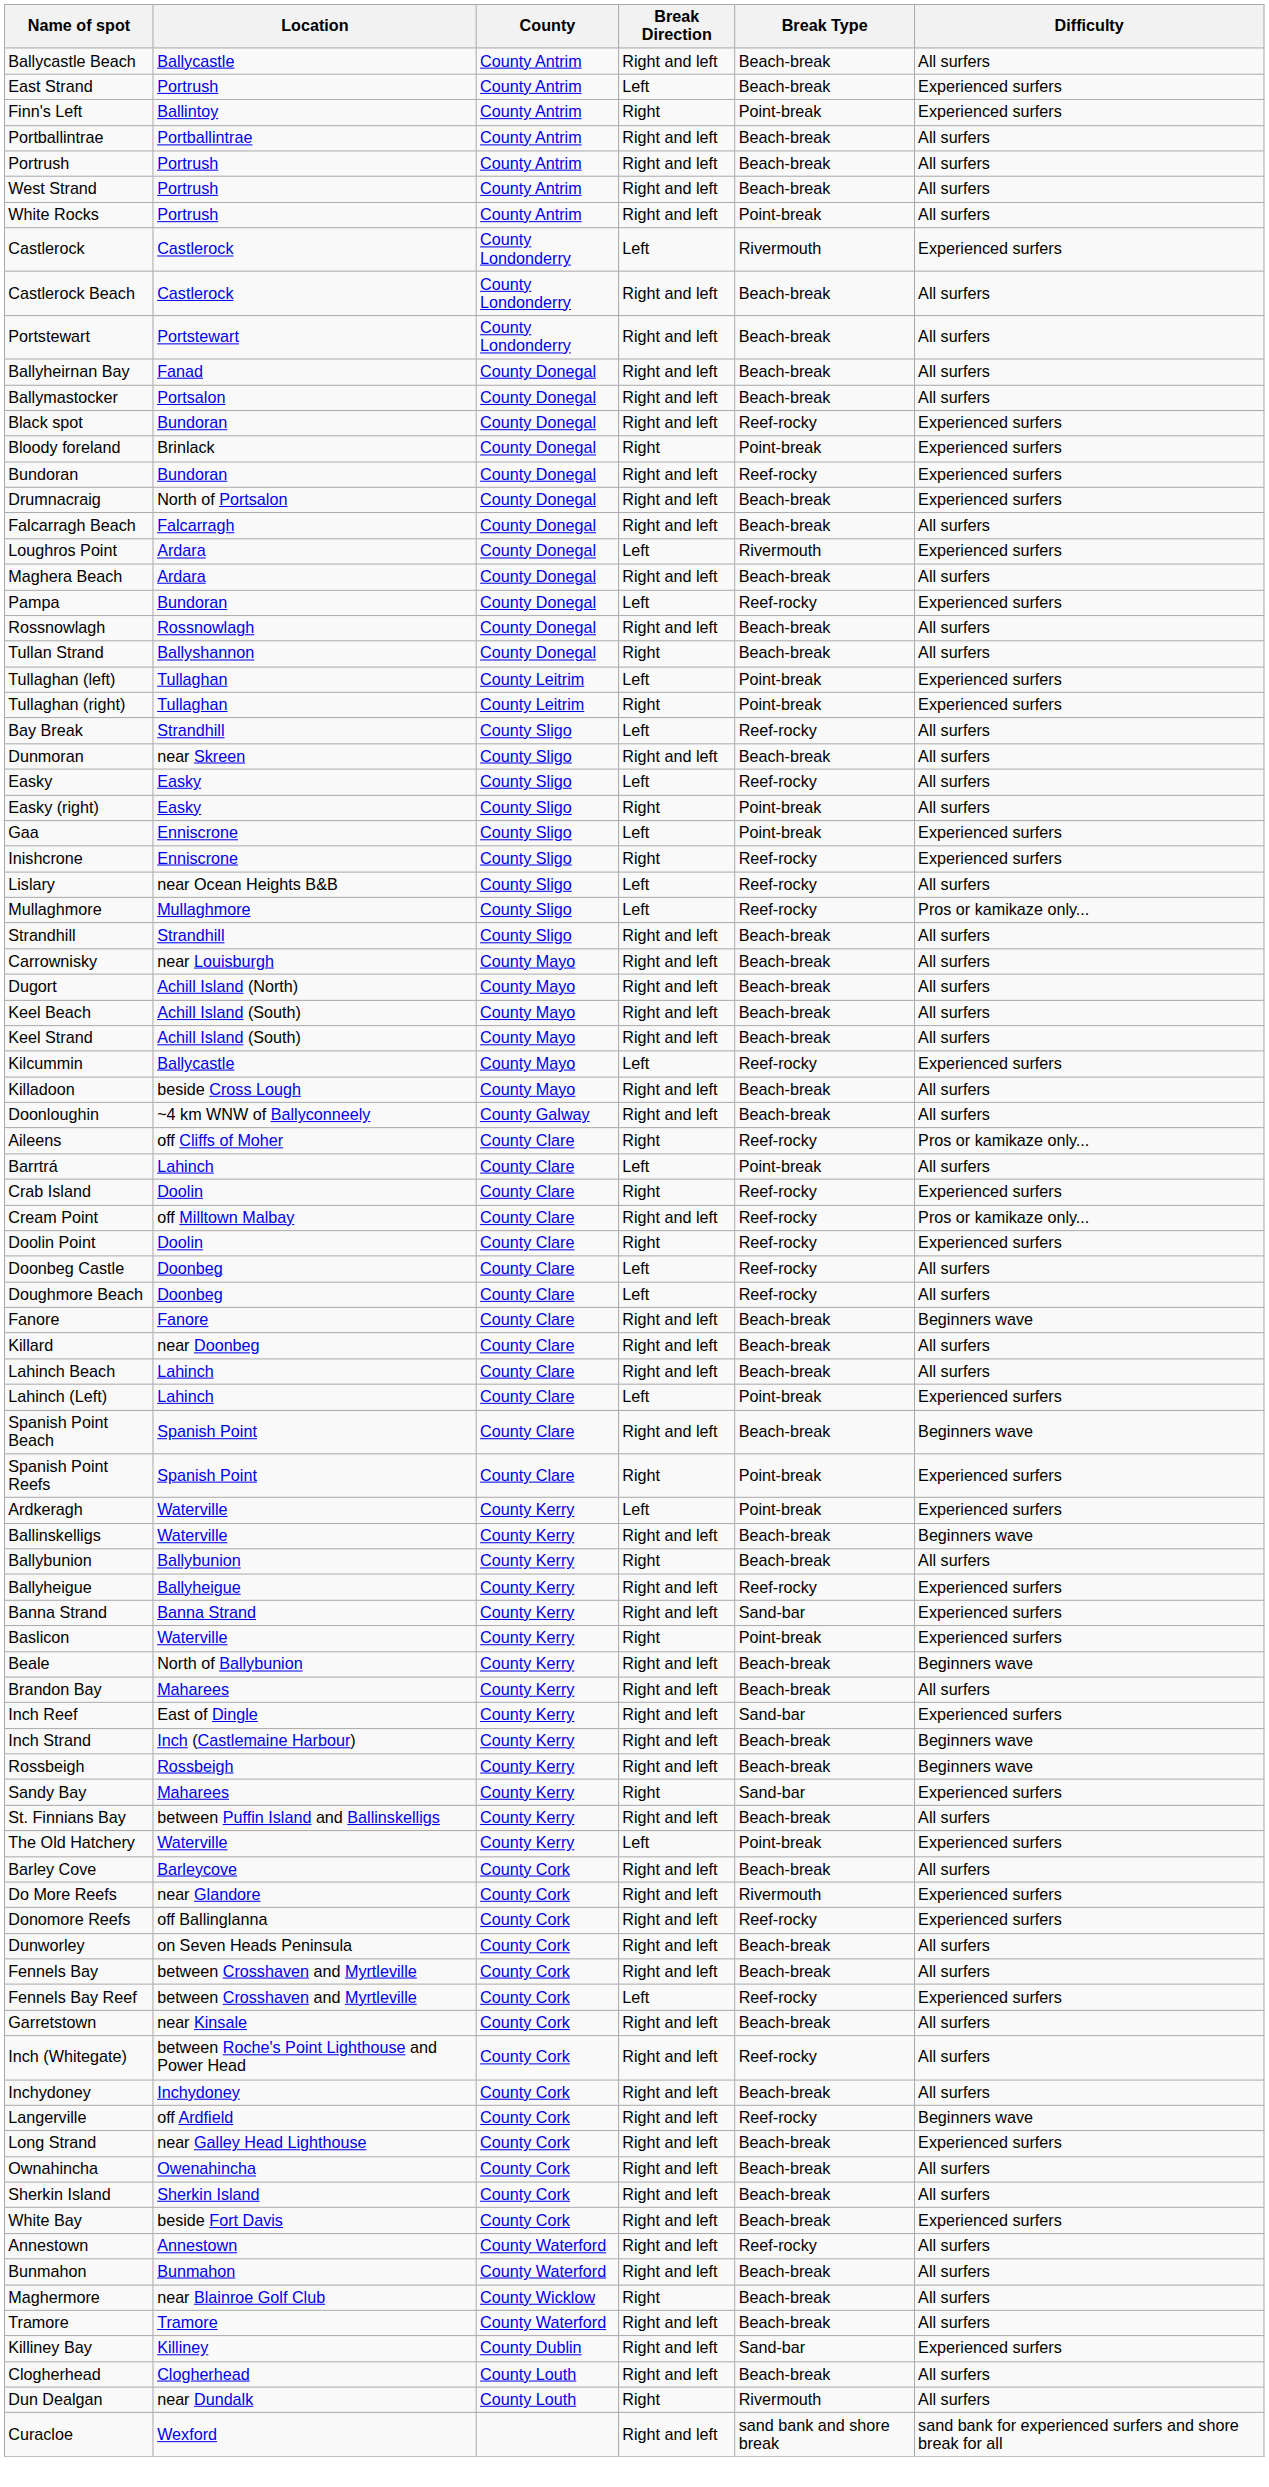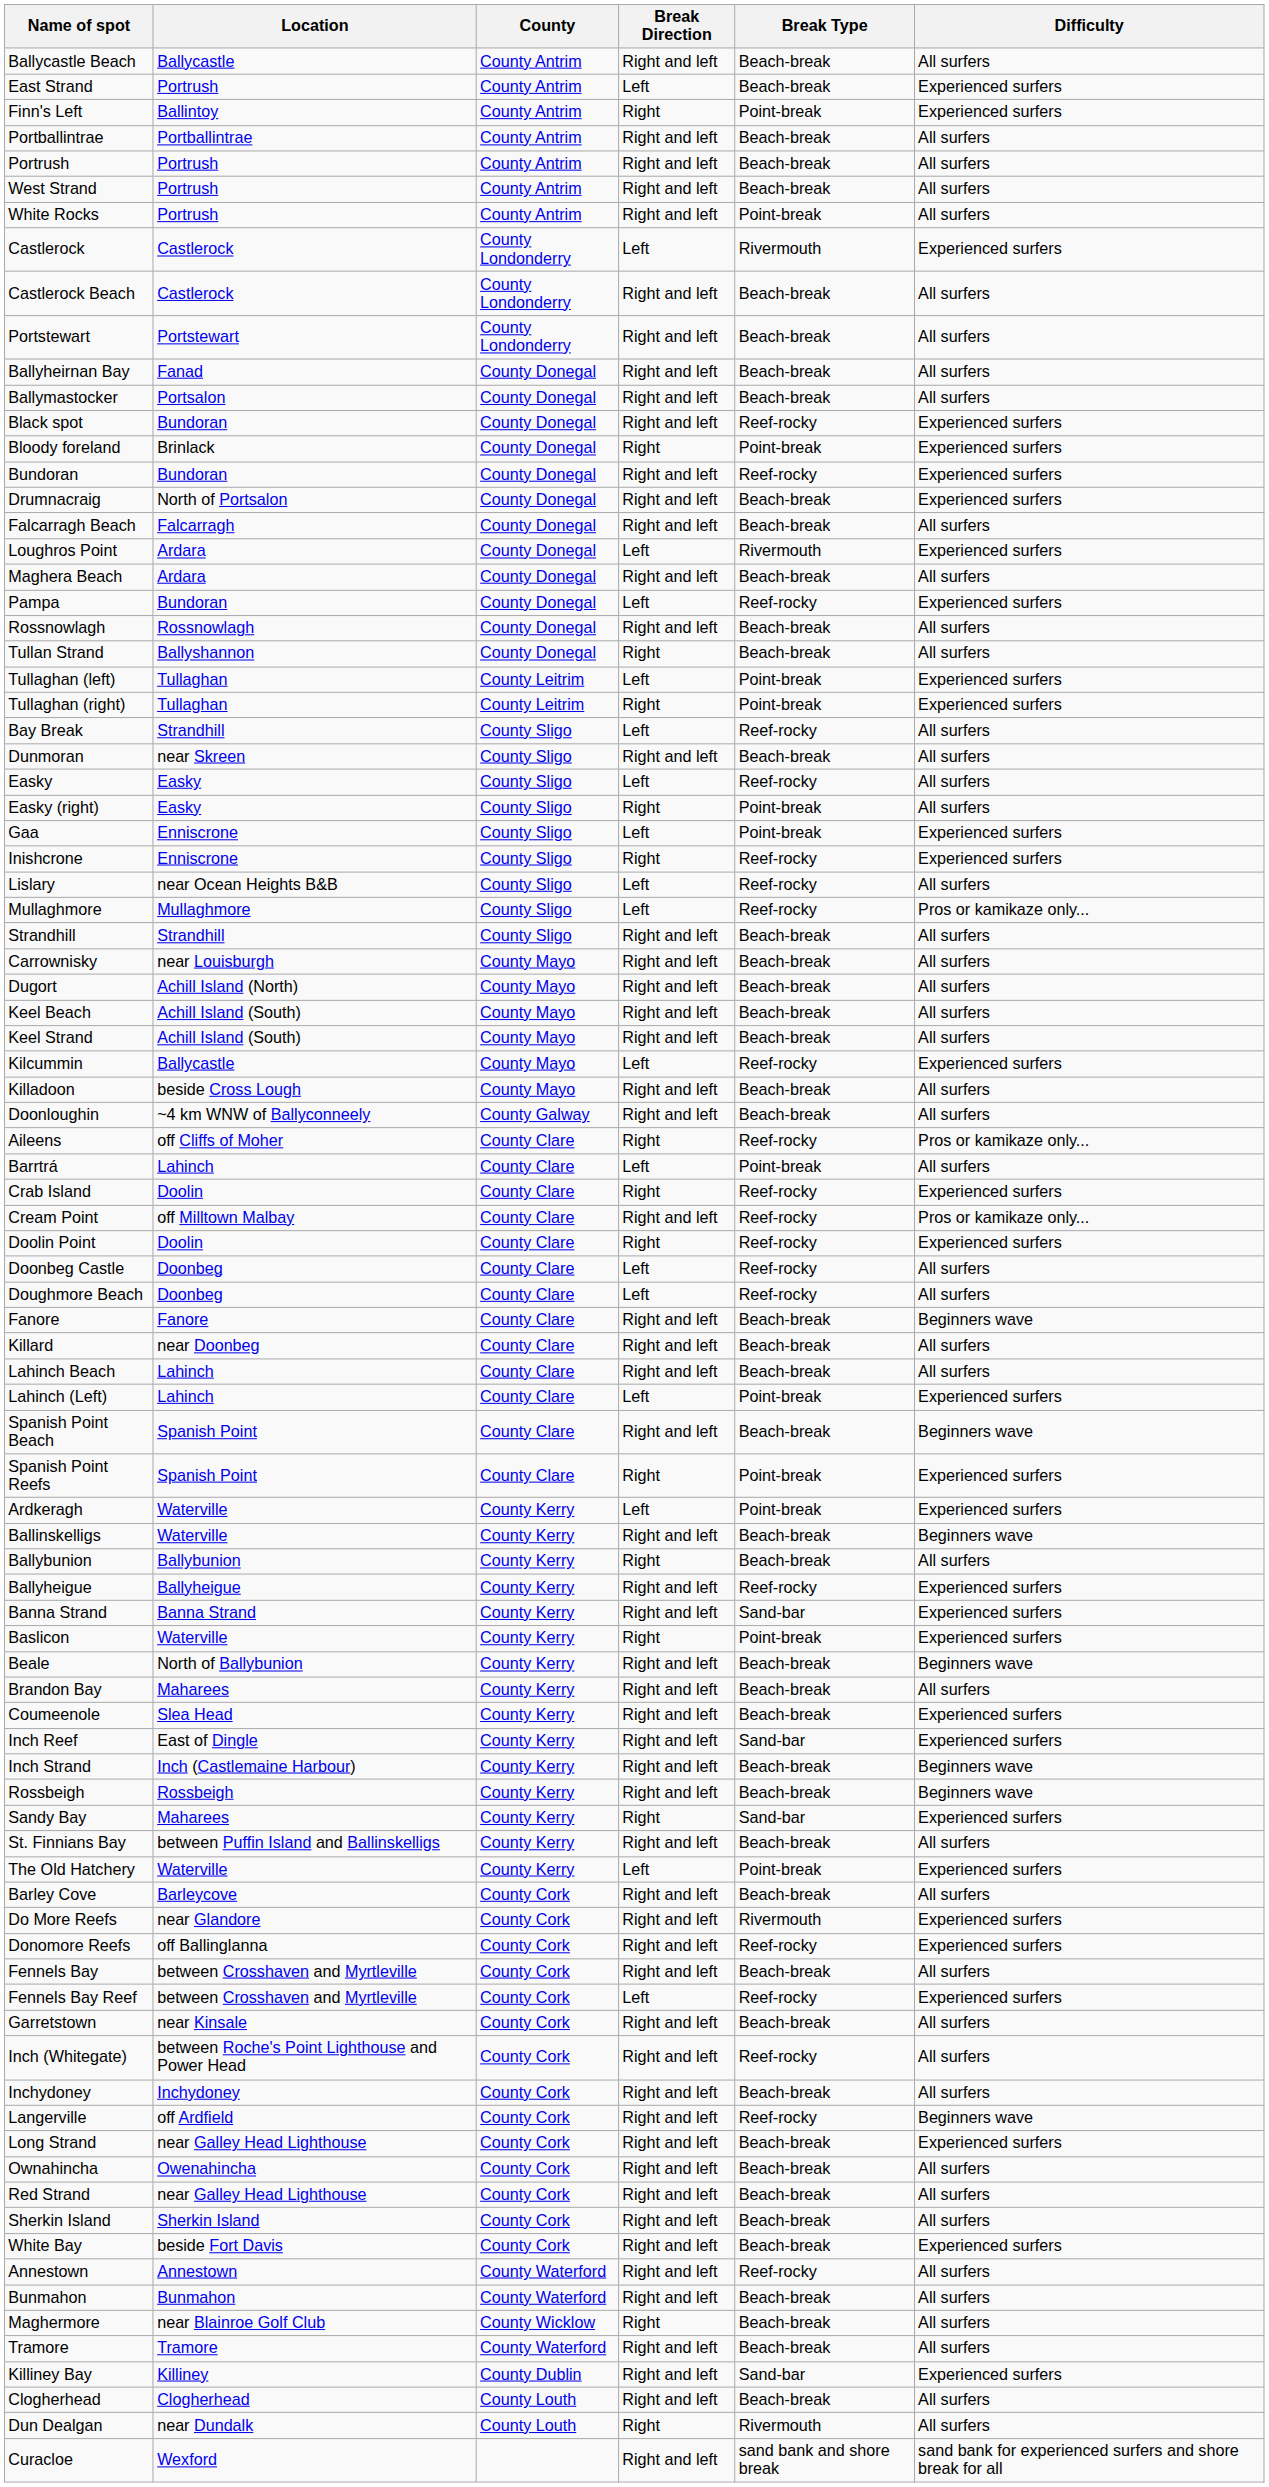+ row: (54, 1715)
- row: (46, 1946)
+ row: (49, 2194)
